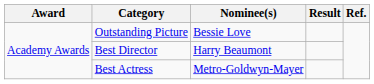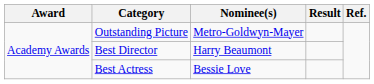(222, 32) Bessie Love -> (248, 32) Metro-Goldwyn-Mayer
(248, 69) Metro-Goldwyn-Mayer -> (222, 69) Bessie Love
